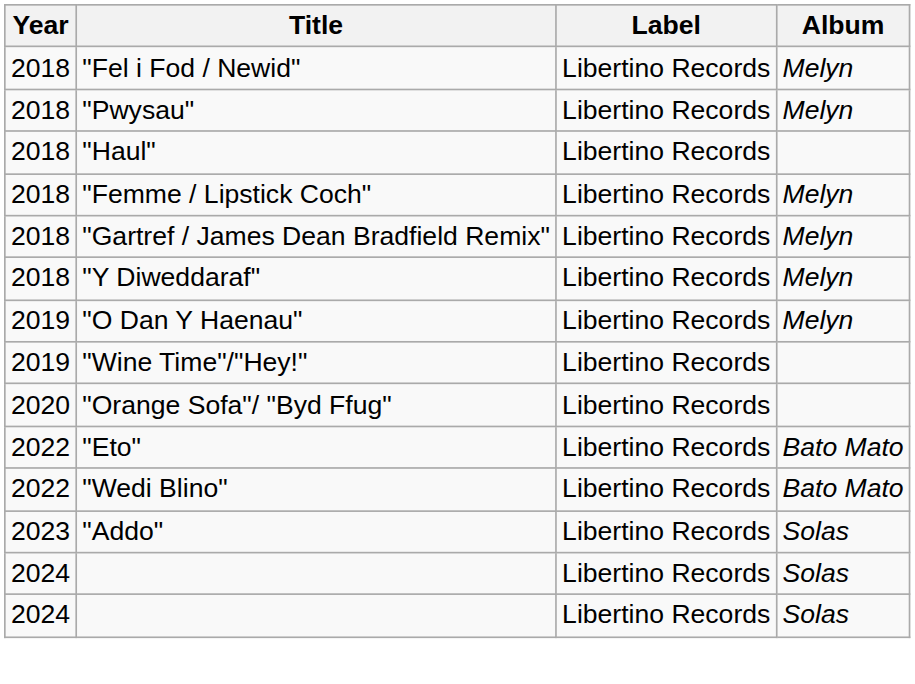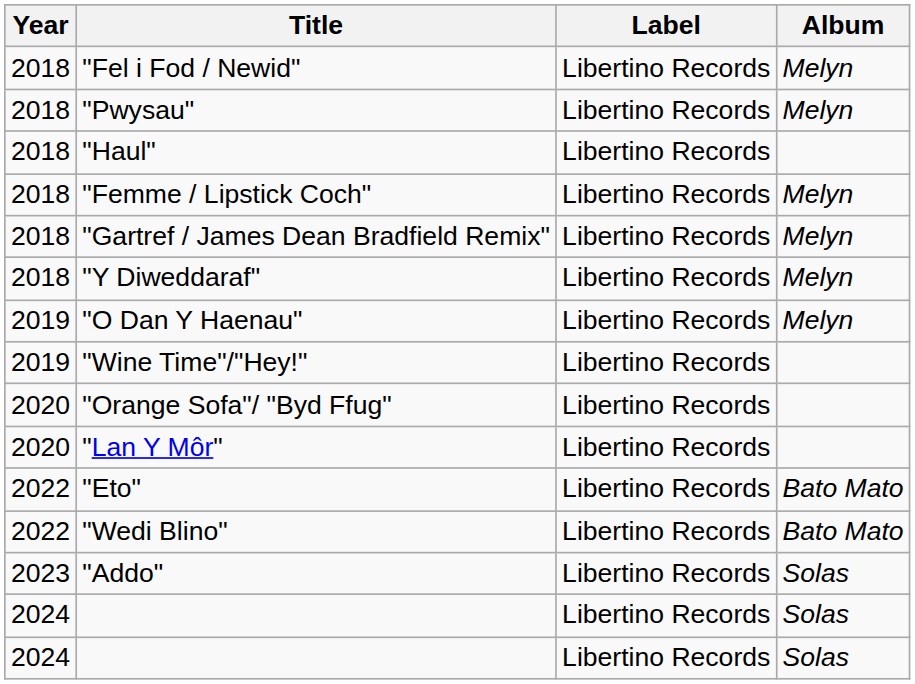+ row: (40, 446)
